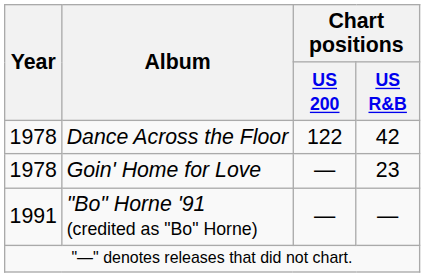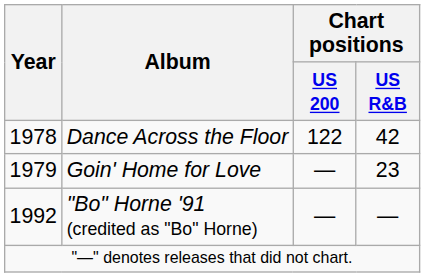(33, 170) 1978 -> (33, 170) 1979
(33, 216) 1991 -> (33, 216) 1992
